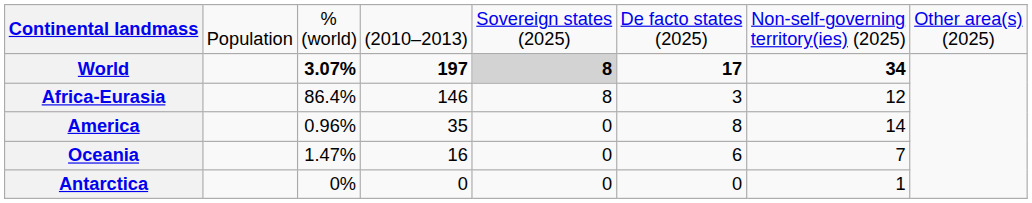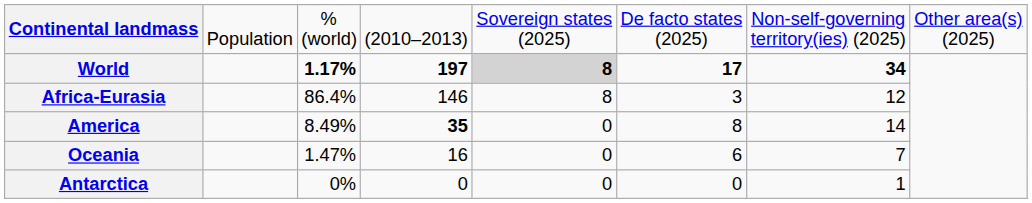(330, 68) 3.07% -> (330, 68) 1.17%
(330, 126) 0.96% -> (330, 126) 8.49%
(458, 126) normal -> (458, 126) bold
